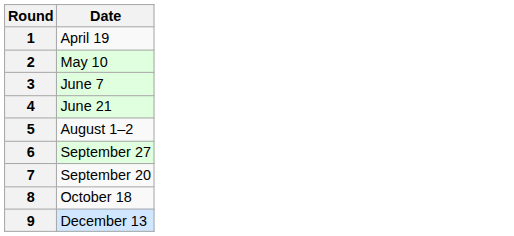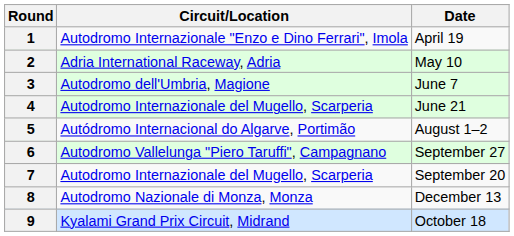+ column: (234, 15)
(96, 197) October 18 -> (458, 197) December 13
(104, 220) December 13 -> (450, 220) October 18
